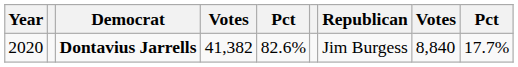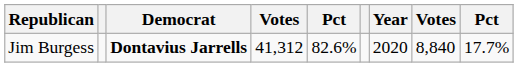columns swapped: (26, 18) <-> (365, 18)
(229, 47) 41,382 -> (279, 47) 41,312
